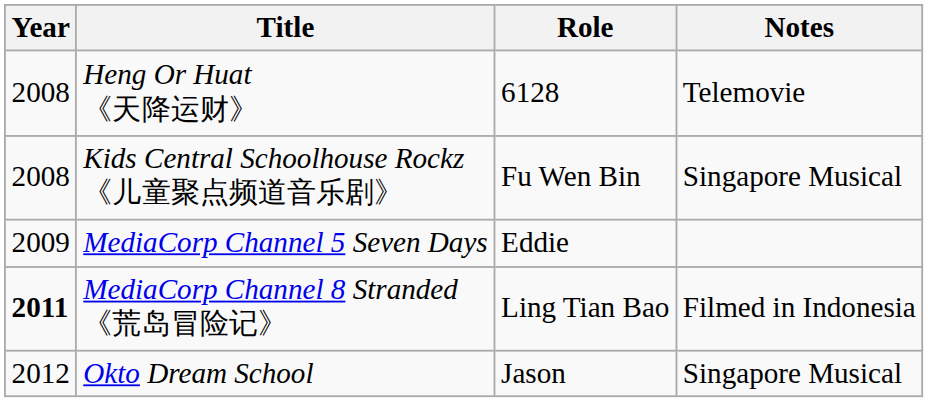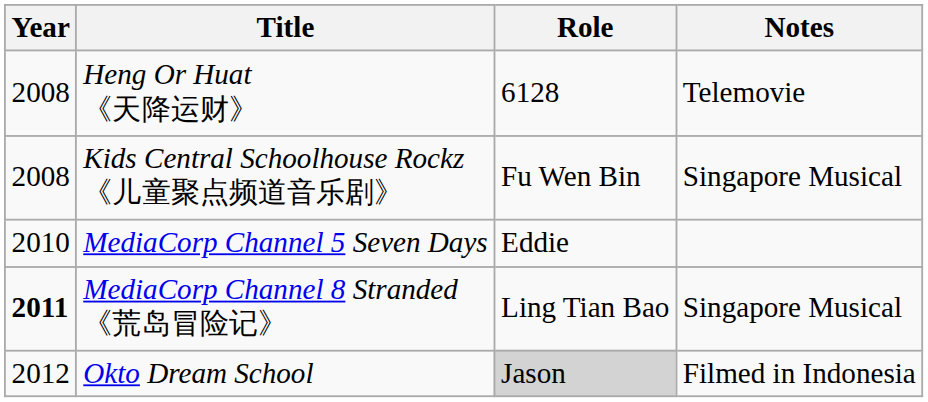(41, 242) 2009 -> (41, 242) 2010
(799, 307) Filmed in Indonesia -> (792, 307) Singapore Musical
(533, 373) no background -> (533, 373) lightgrey background
(792, 373) Singapore Musical -> (799, 373) Filmed in Indonesia
